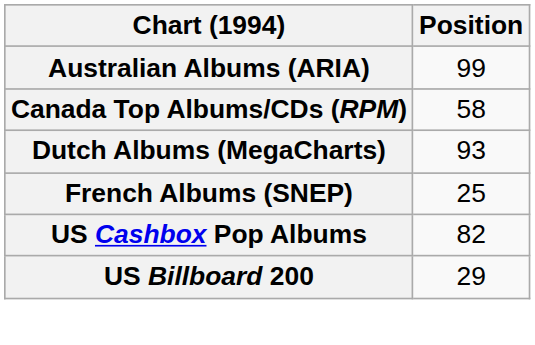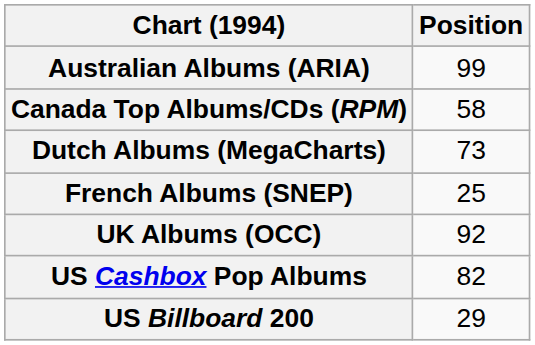(471, 151) 93 -> (471, 151) 73
+ row: (209, 234)
